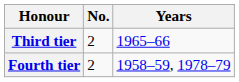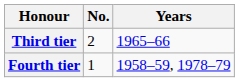(91, 64) 2 -> (91, 64) 1
